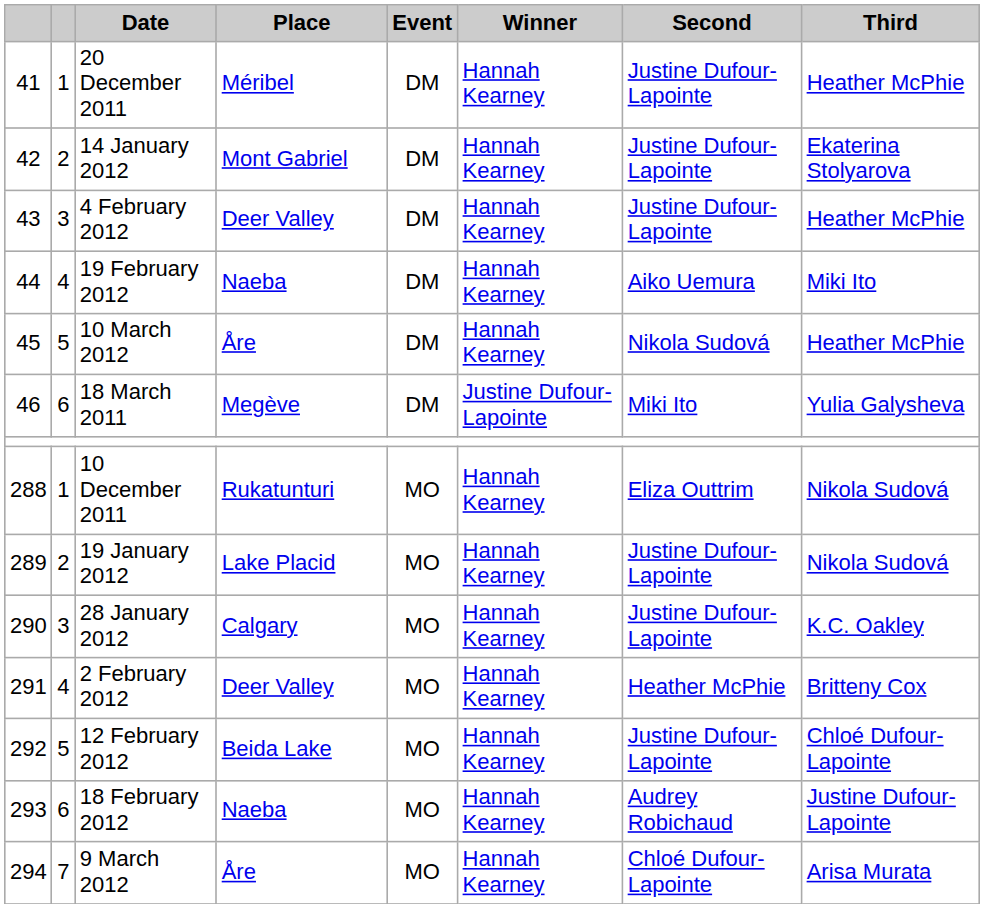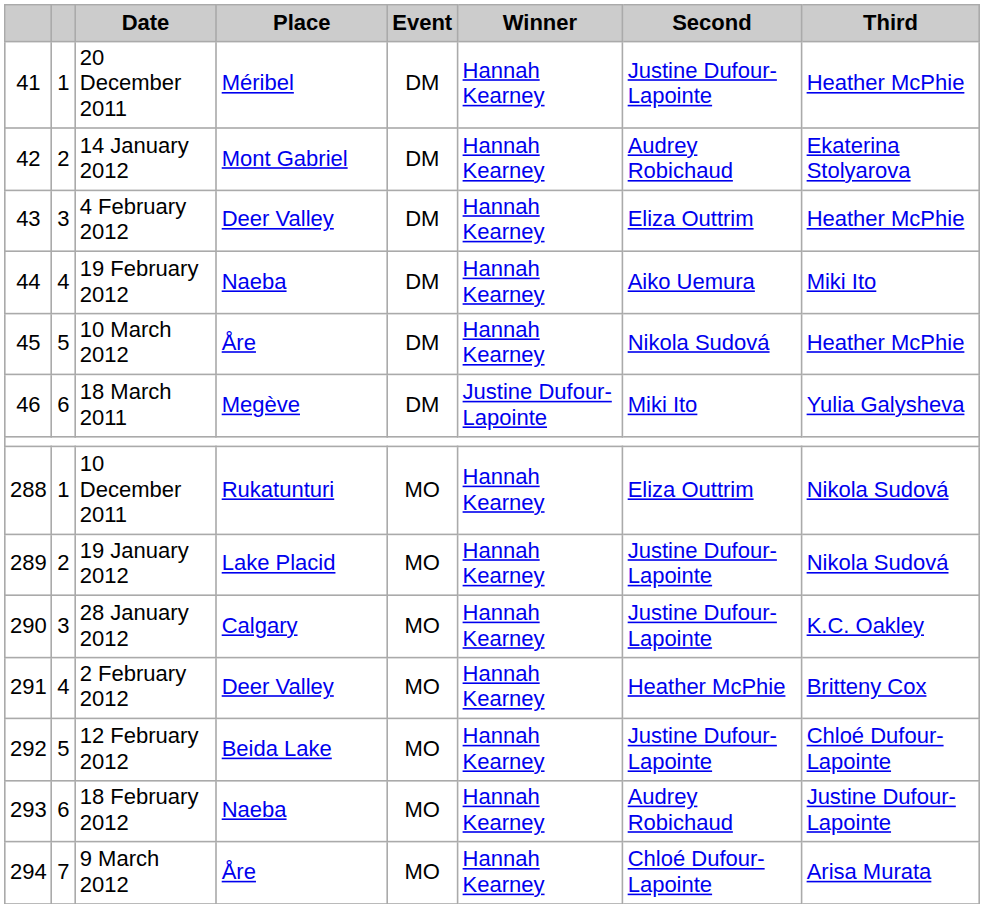(702, 158) Justine Dufour-Lapointe -> (680, 158) Audrey Robichaud
(702, 219) Justine Dufour-Lapointe -> (691, 219) Eliza Outtrim
